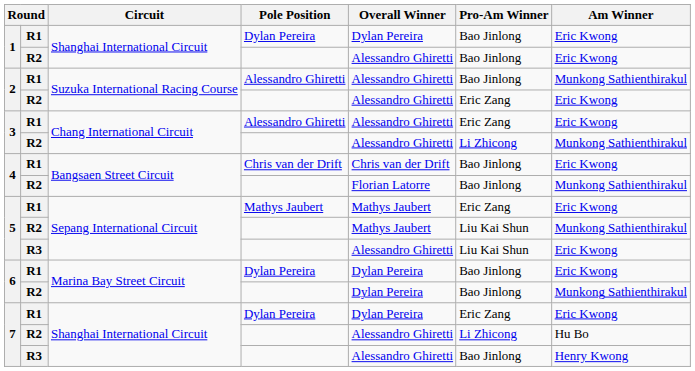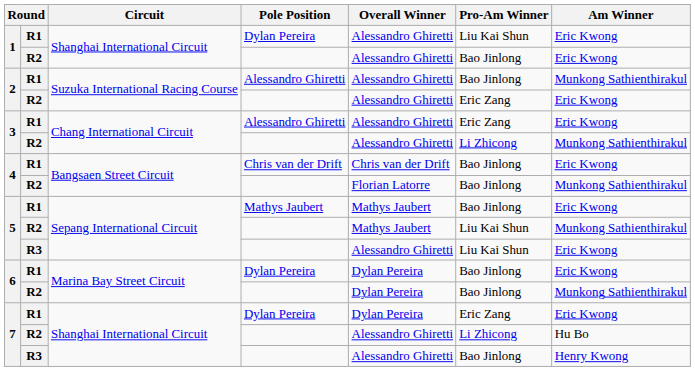(387, 36) Dylan Pereira -> (402, 36) Alessandro Ghiretti
(490, 36) Bao Jinlong -> (494, 36) Liu Kai Shun
(485, 206) Eric Zang -> (490, 206) Bao Jinlong
